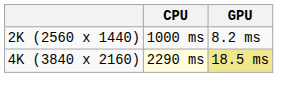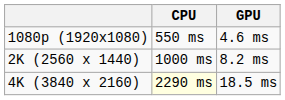+ row: (78, 38)
(240, 61) khaki background -> (248, 83) no background
